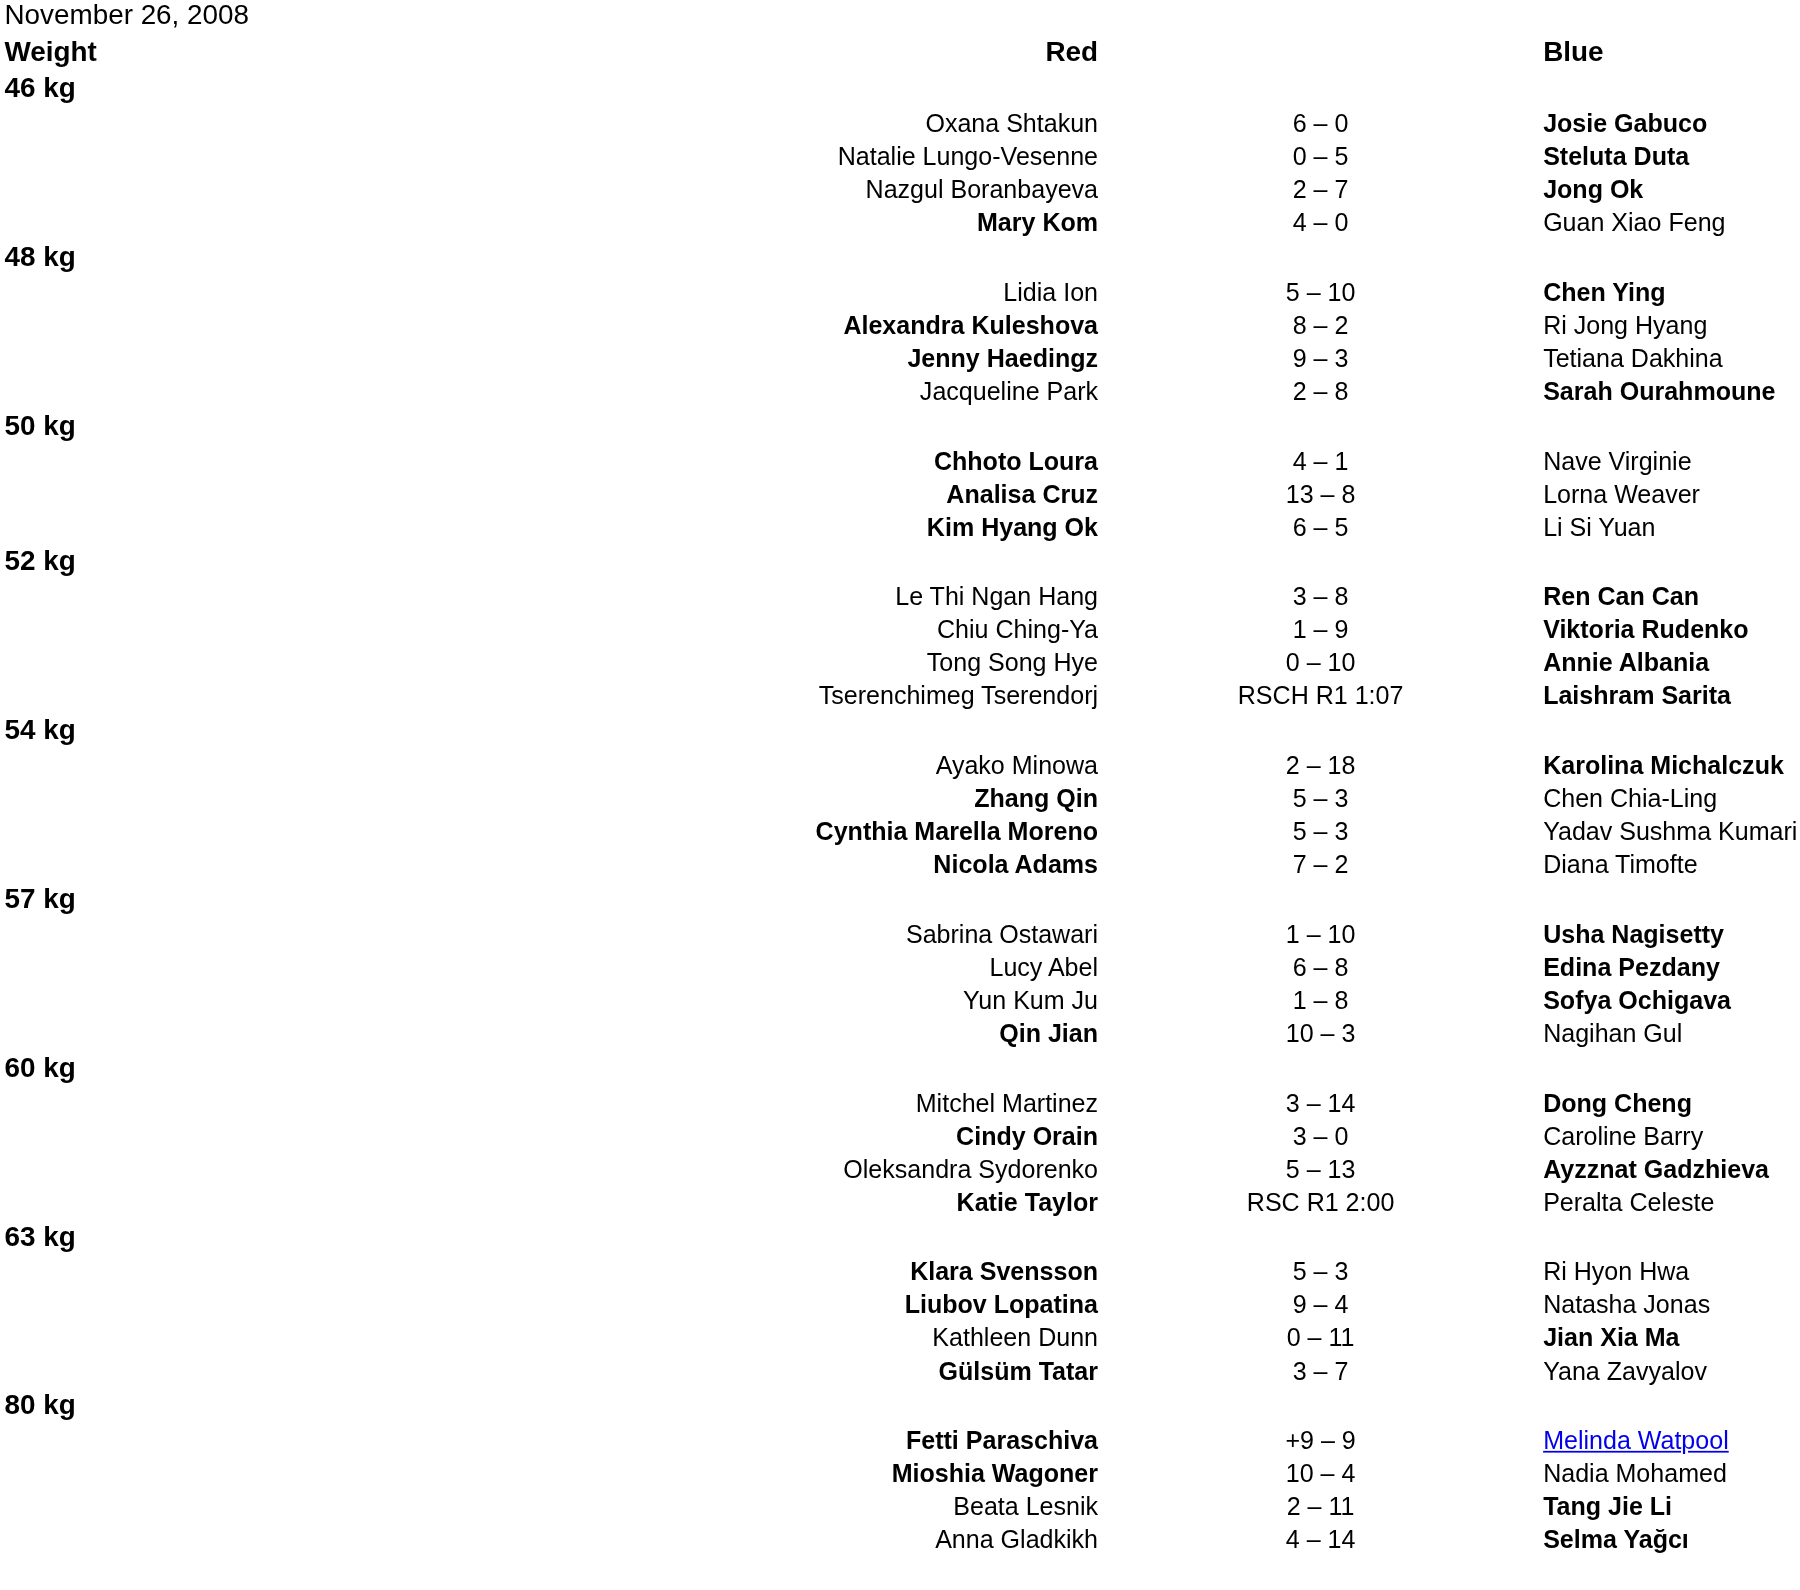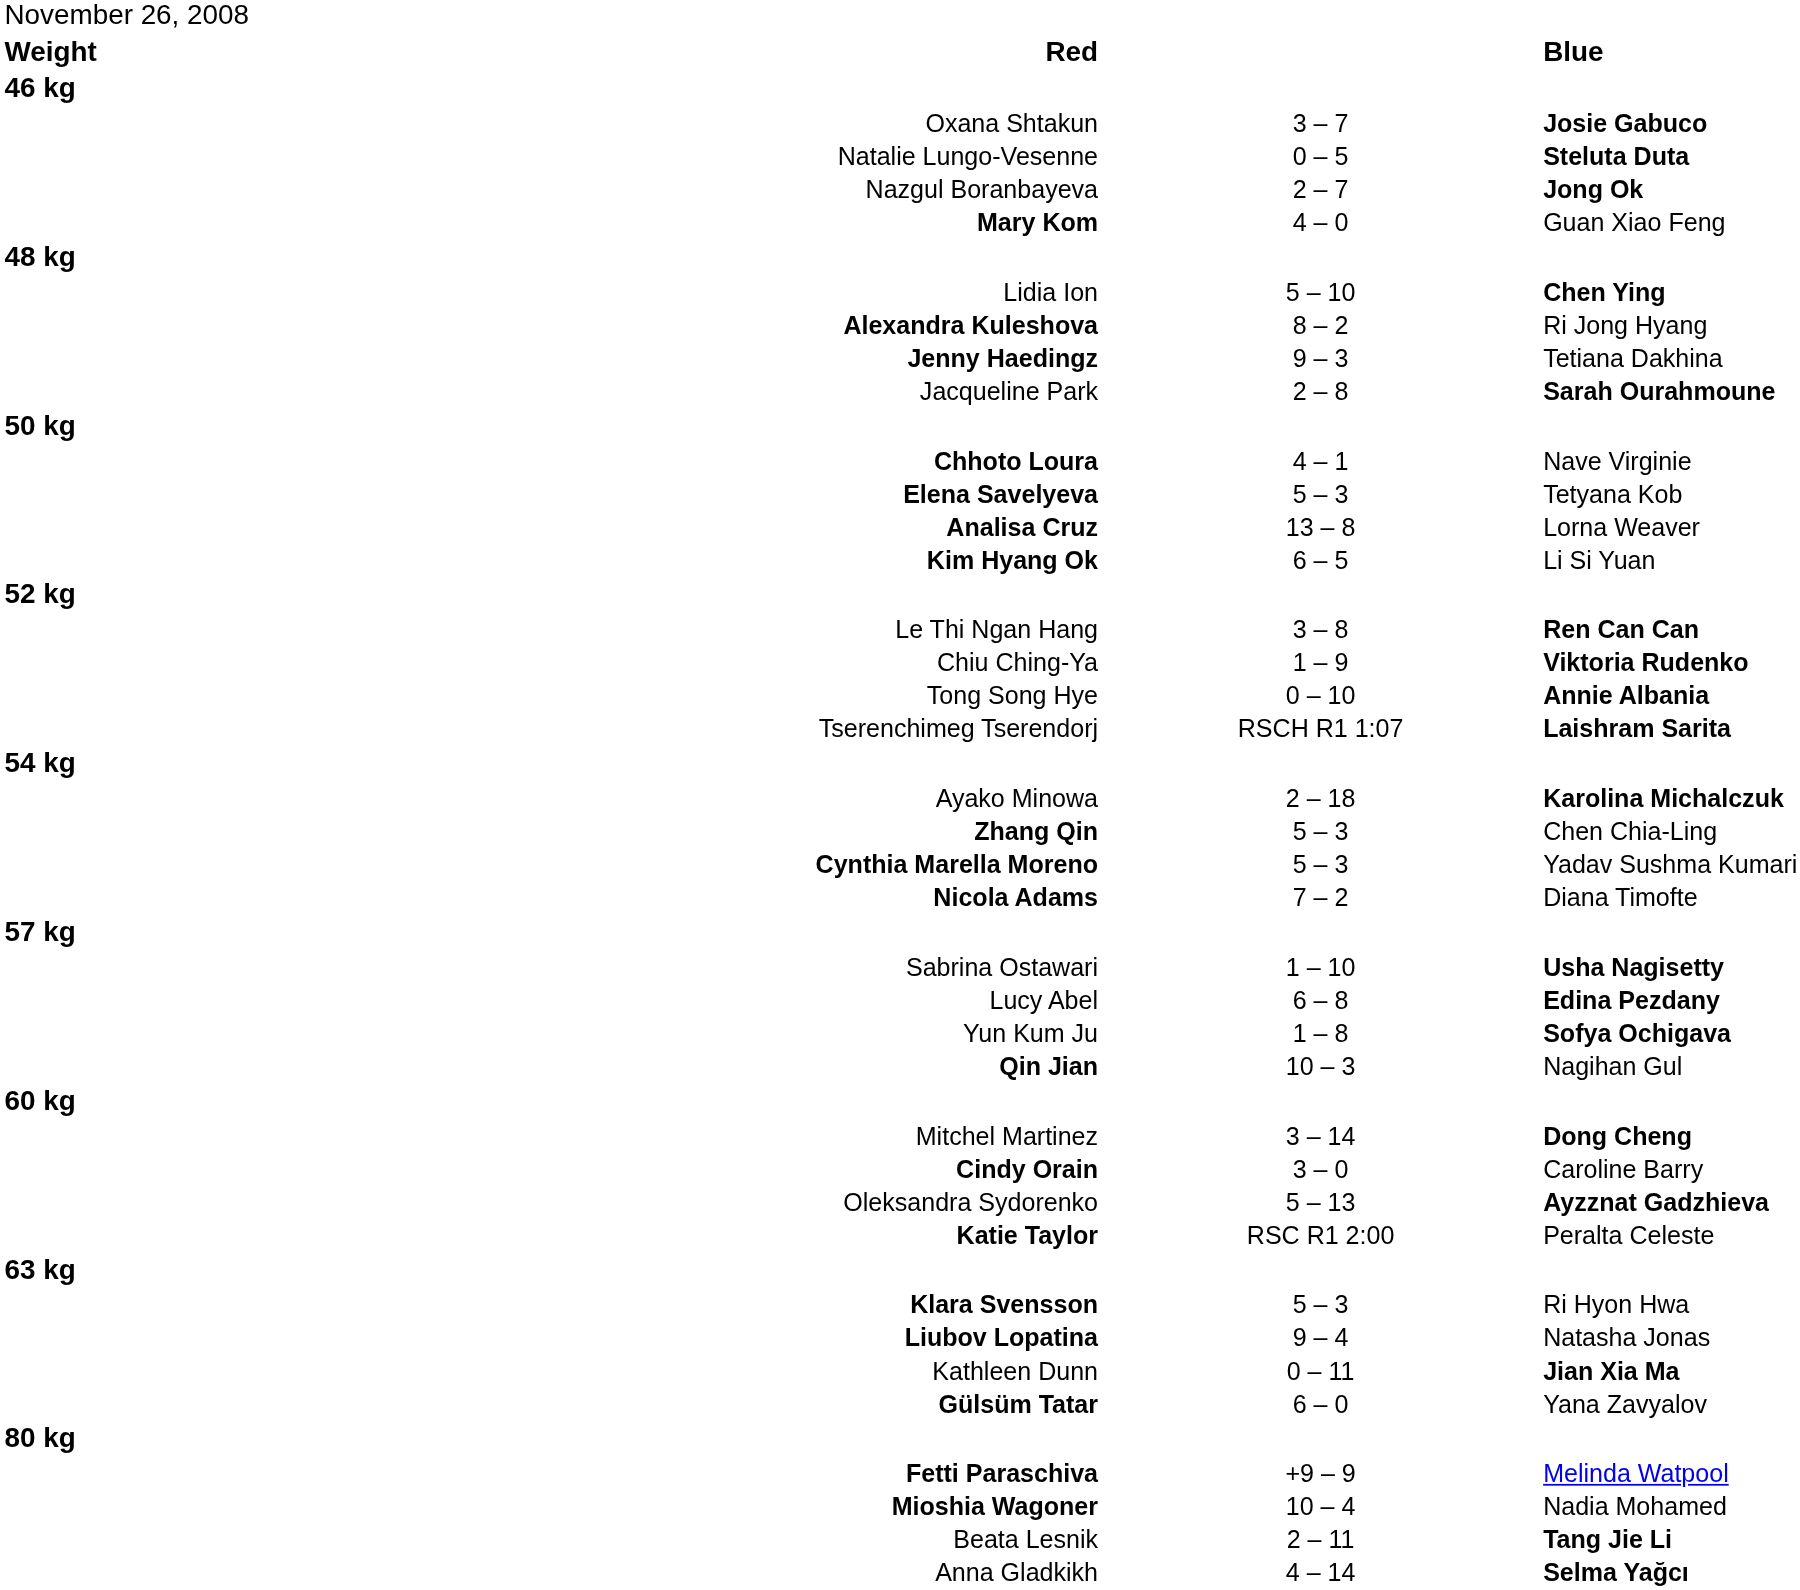(1321, 123) 6 – 0 -> (1321, 123) 3 – 7
+ row: (222, 494)
(1321, 1371) 3 – 7 -> (1321, 1404) 6 – 0
